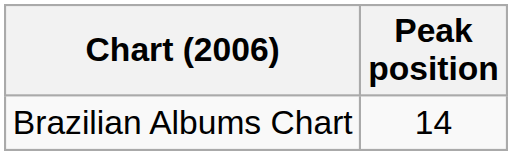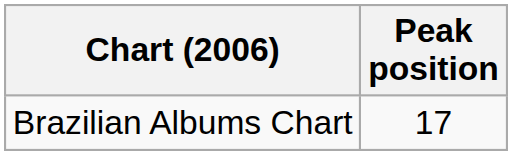(433, 122) 14 -> (433, 122) 17
